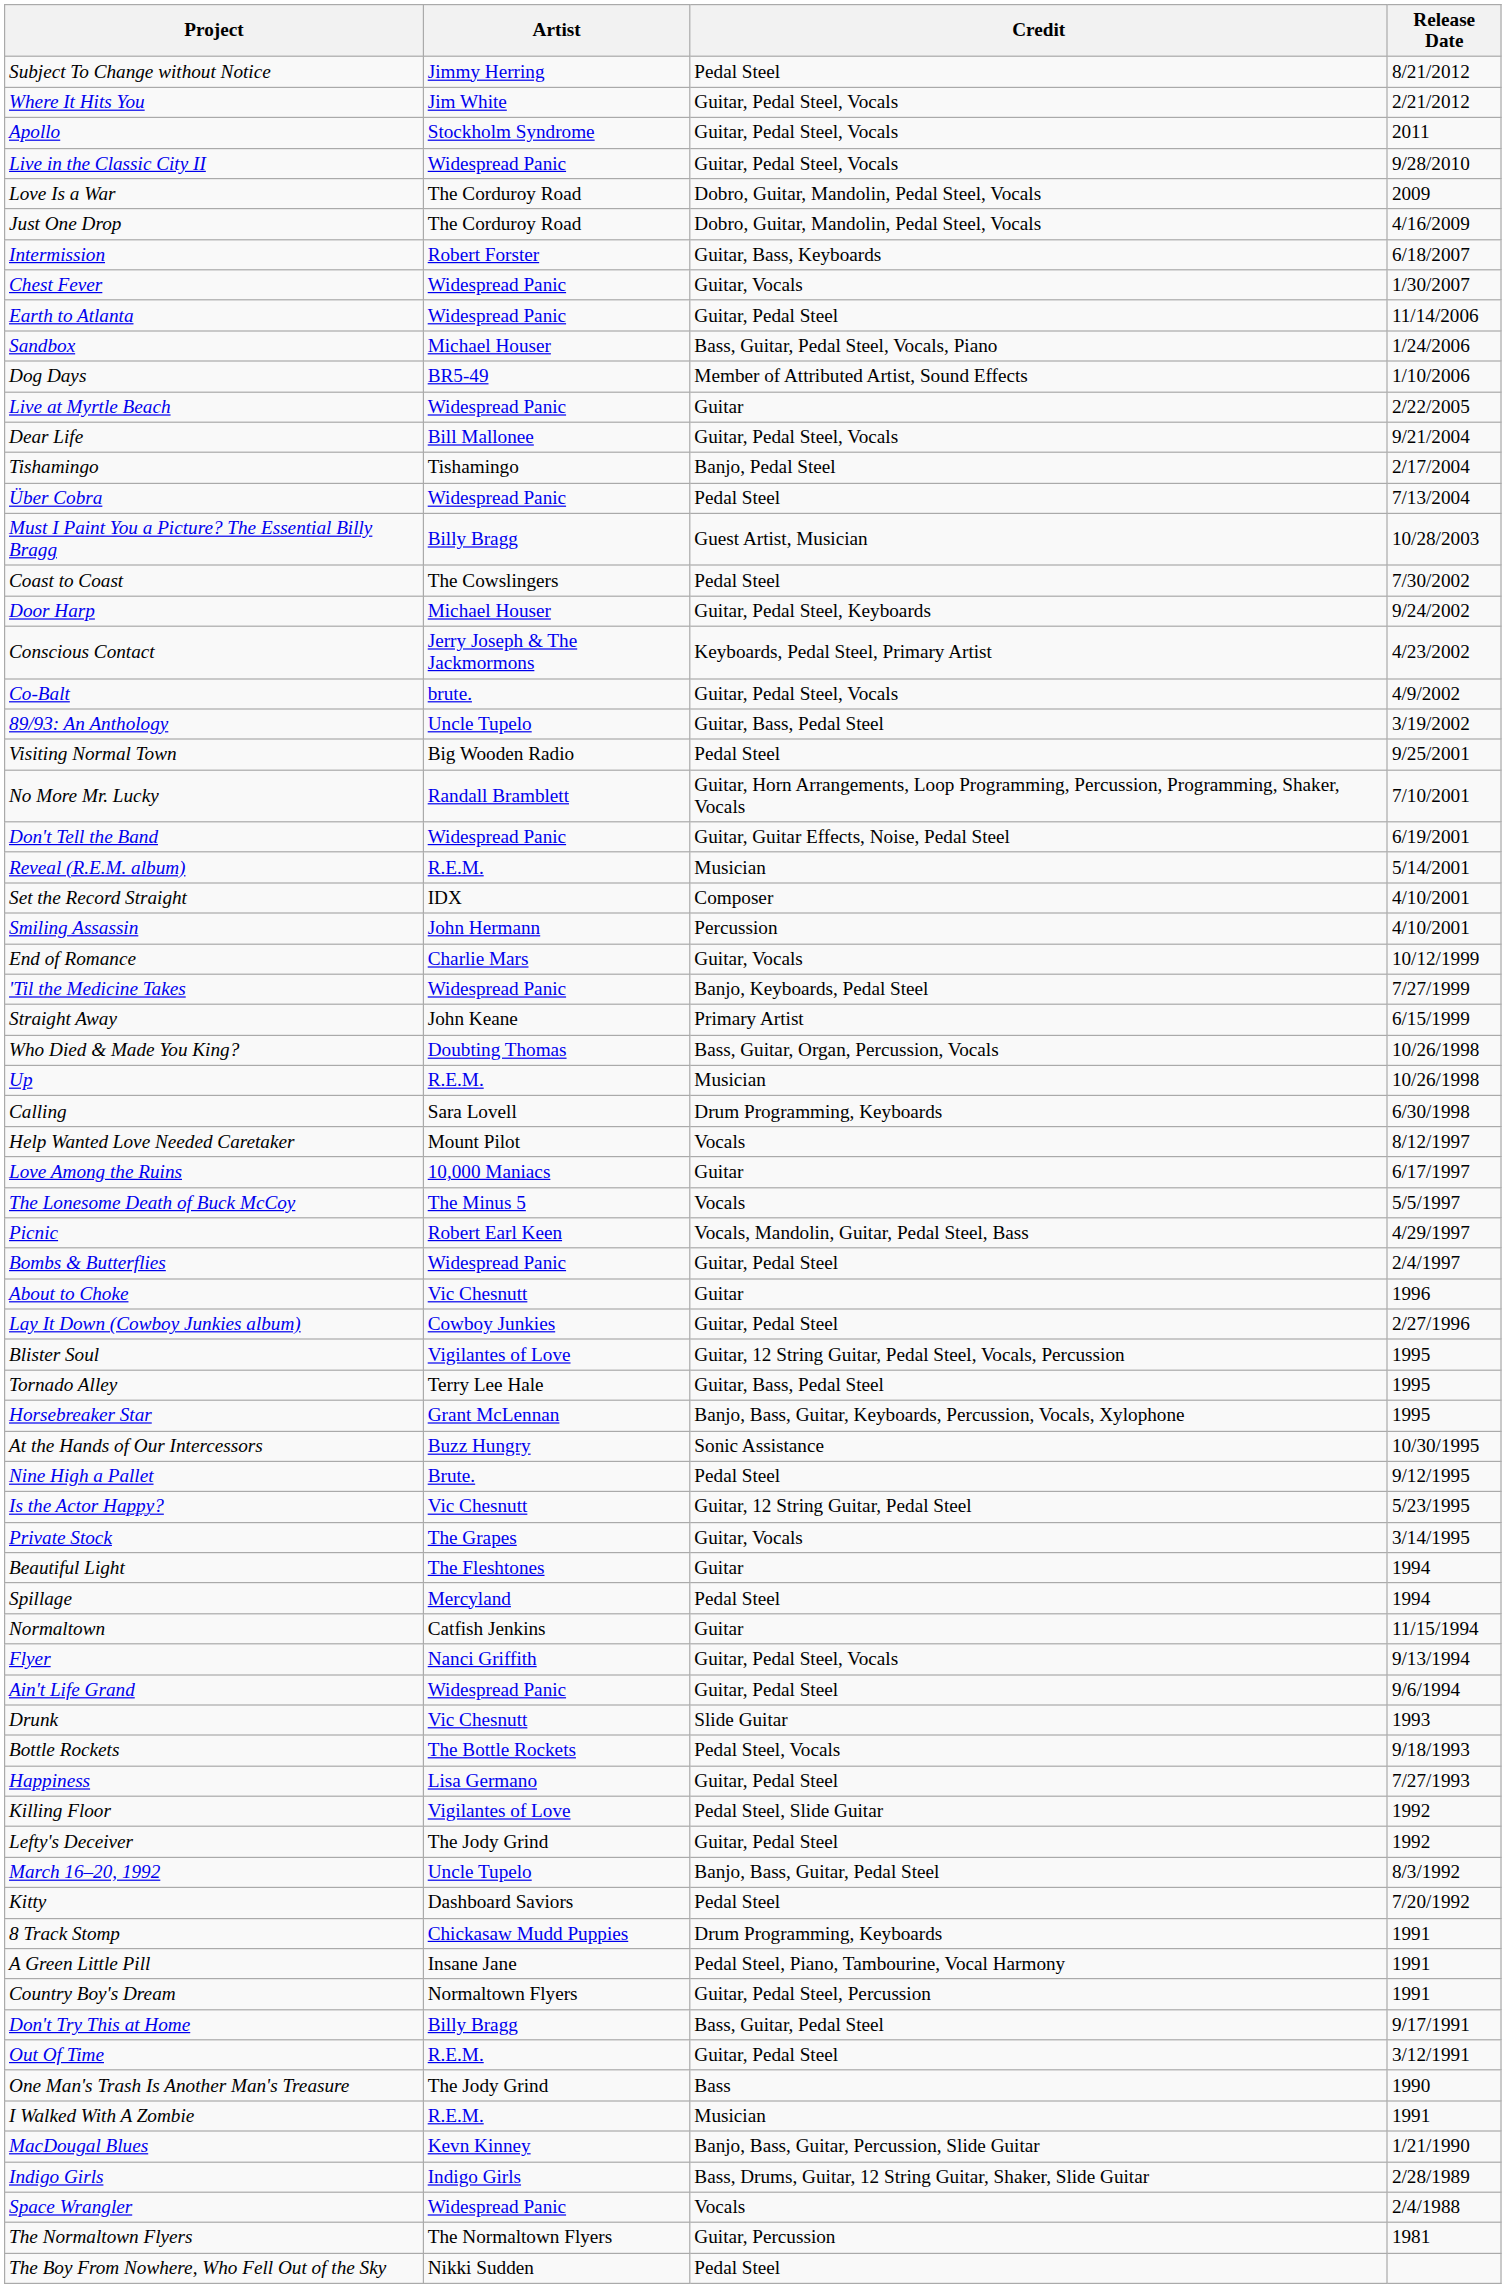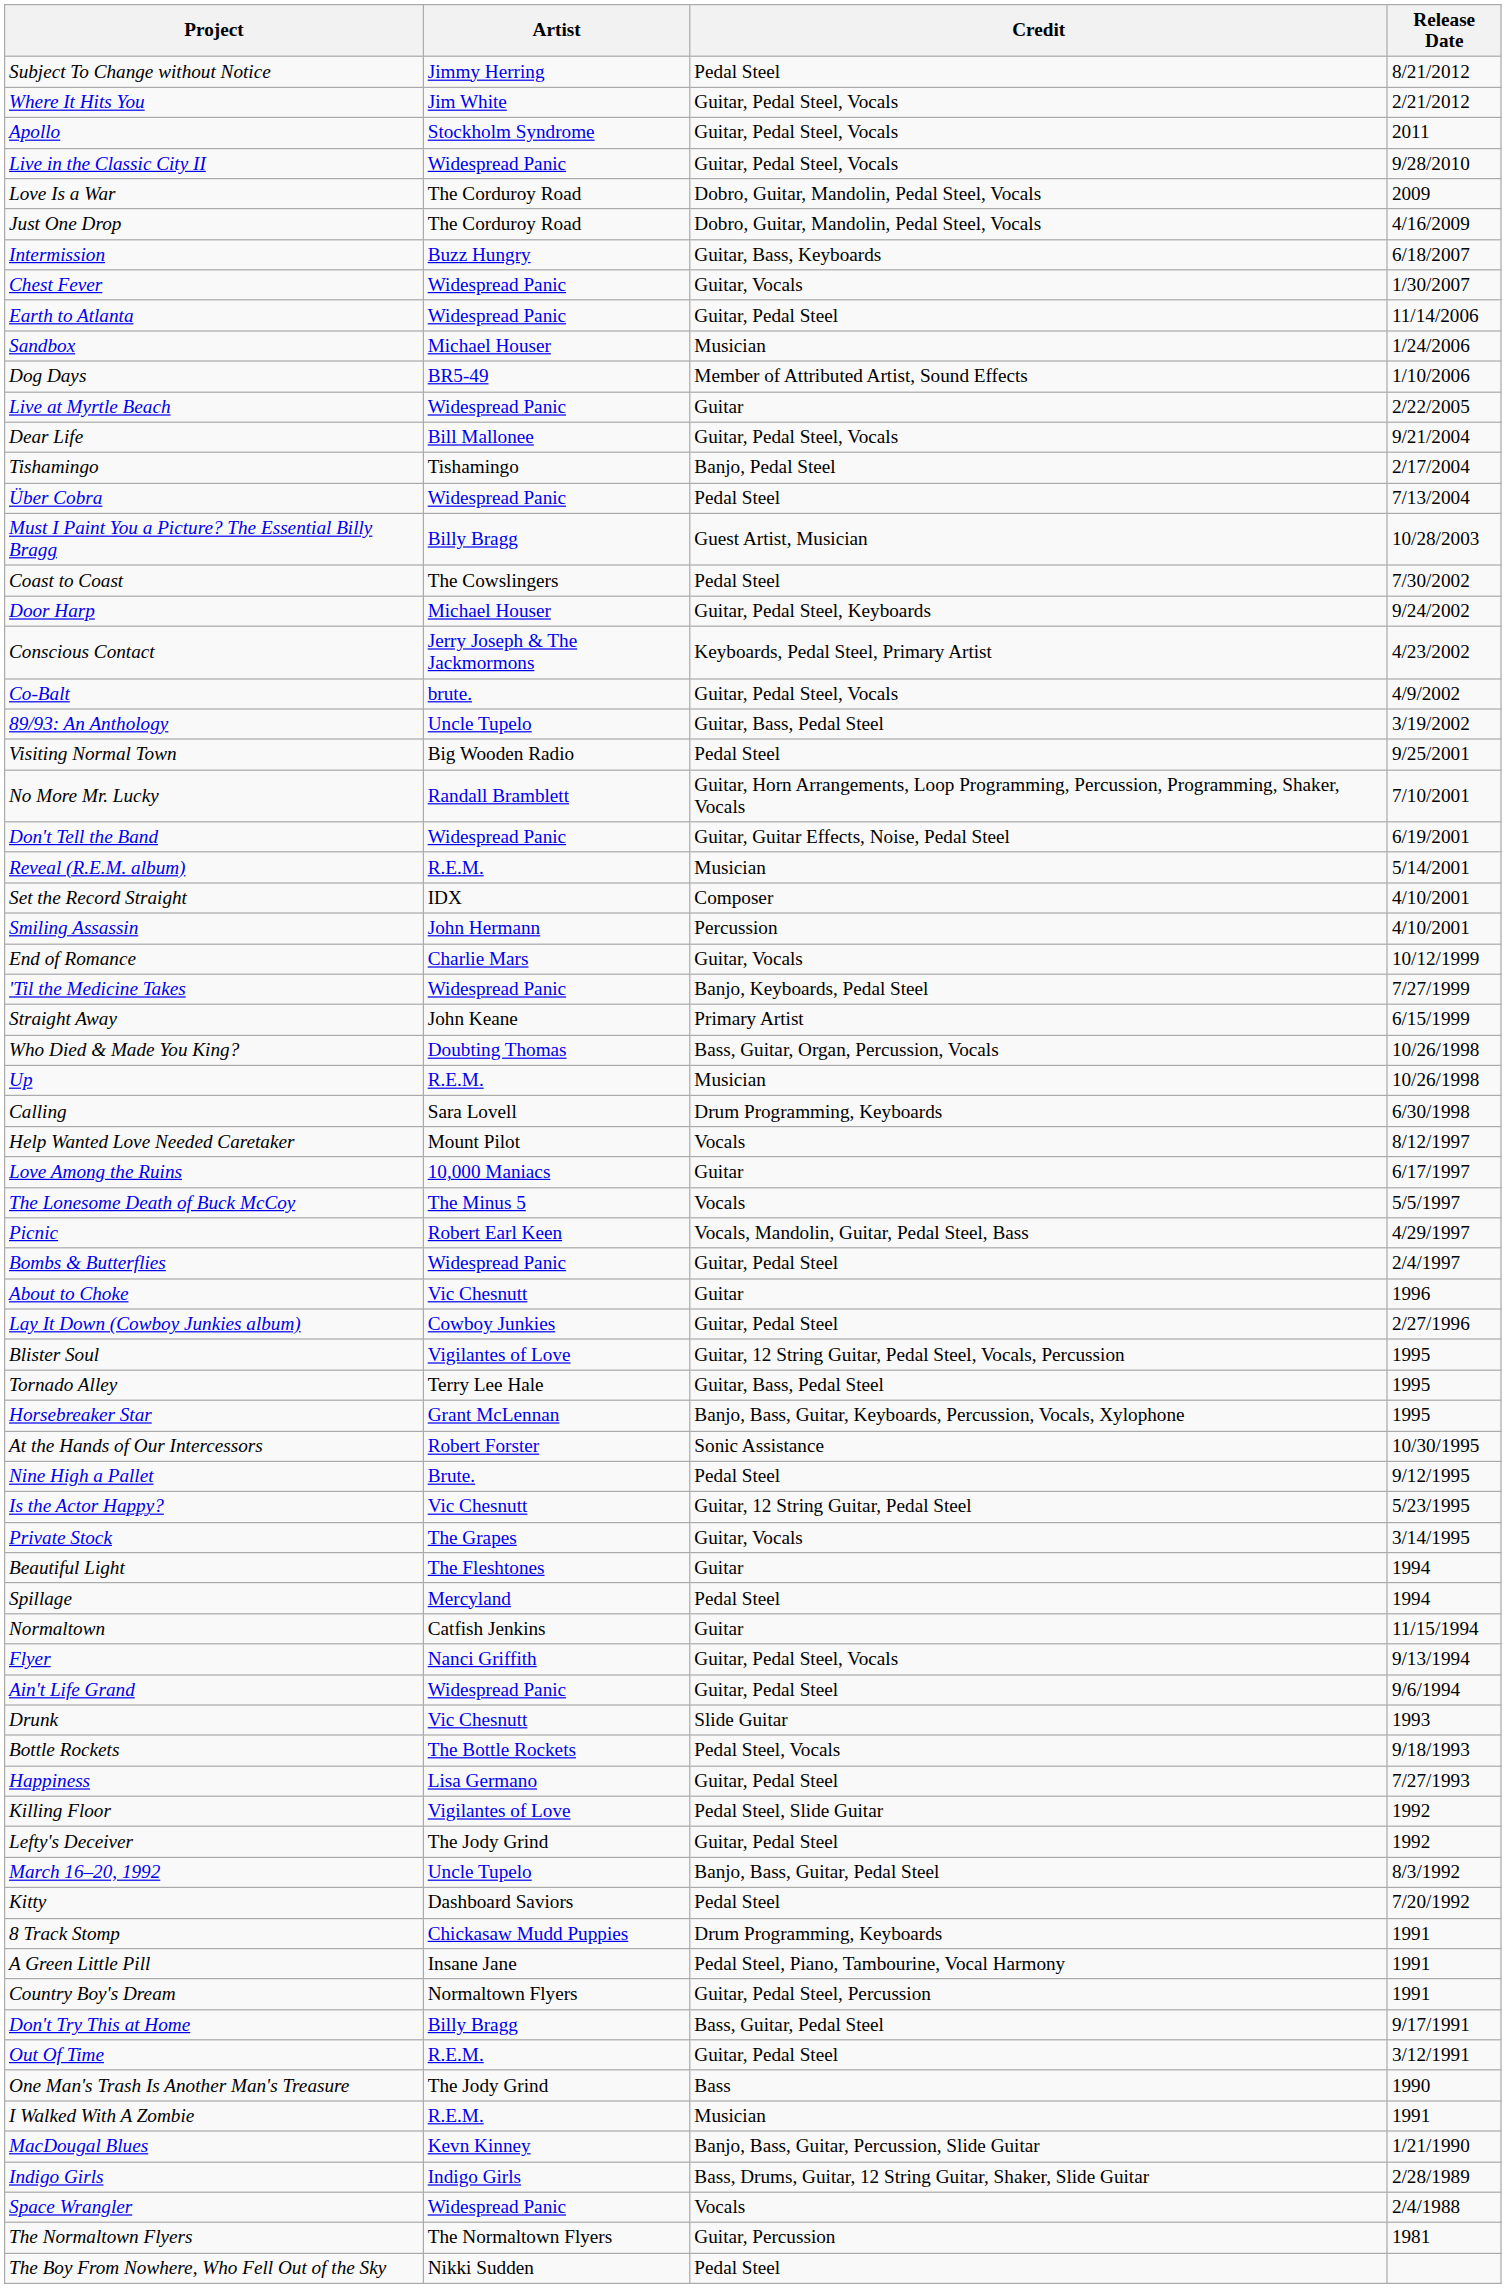(483, 254) Robert Forster -> (479, 254) Buzz Hungry
(846, 345) Bass, Guitar, Pedal Steel, Vocals, Piano -> (730, 345) Musician
(479, 1445) Buzz Hungry -> (483, 1445) Robert Forster
